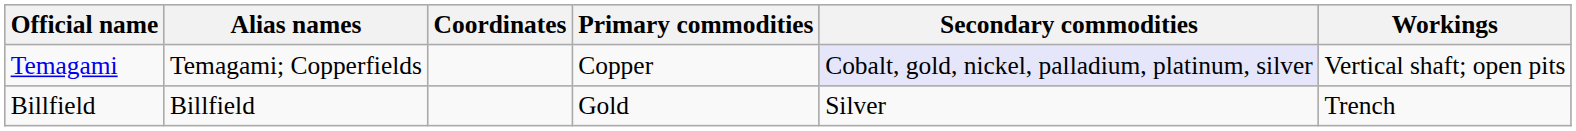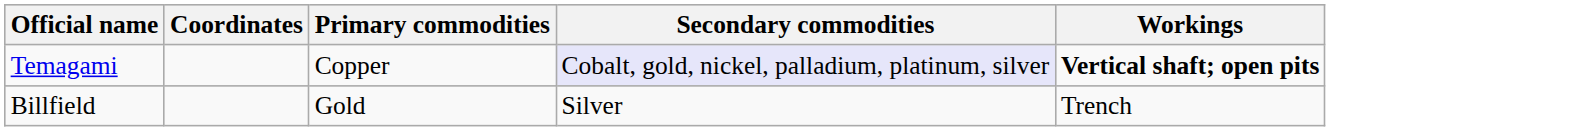- column: (296, 24)
(1445, 65) normal -> (1190, 65) bold
